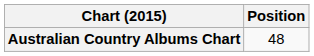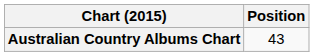(276, 39) 48 -> (276, 39) 43
